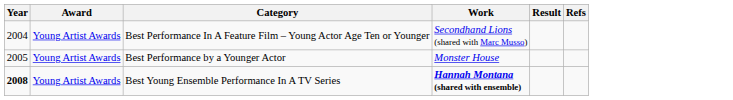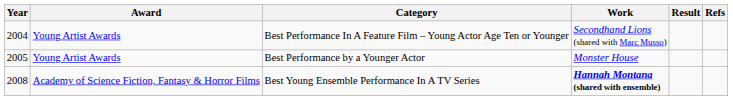(17, 80) bold -> (17, 80) normal
(77, 80) Young Artist Awards -> (146, 80) Academy of Science Fiction, Fantasy & Horror Films
